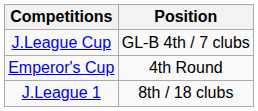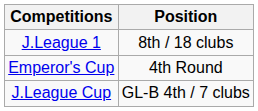rows swapped: (61, 93) <-> (61, 42)
